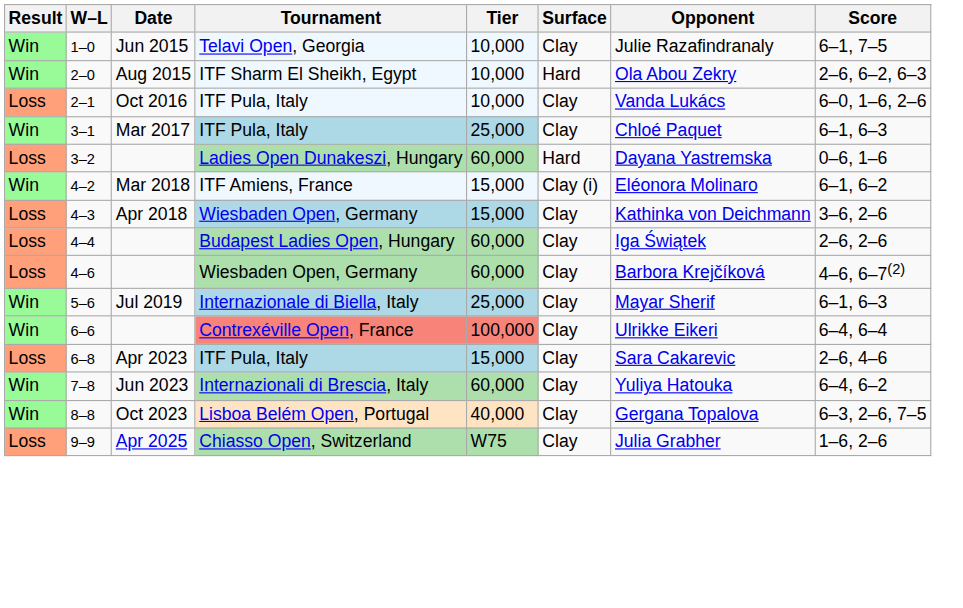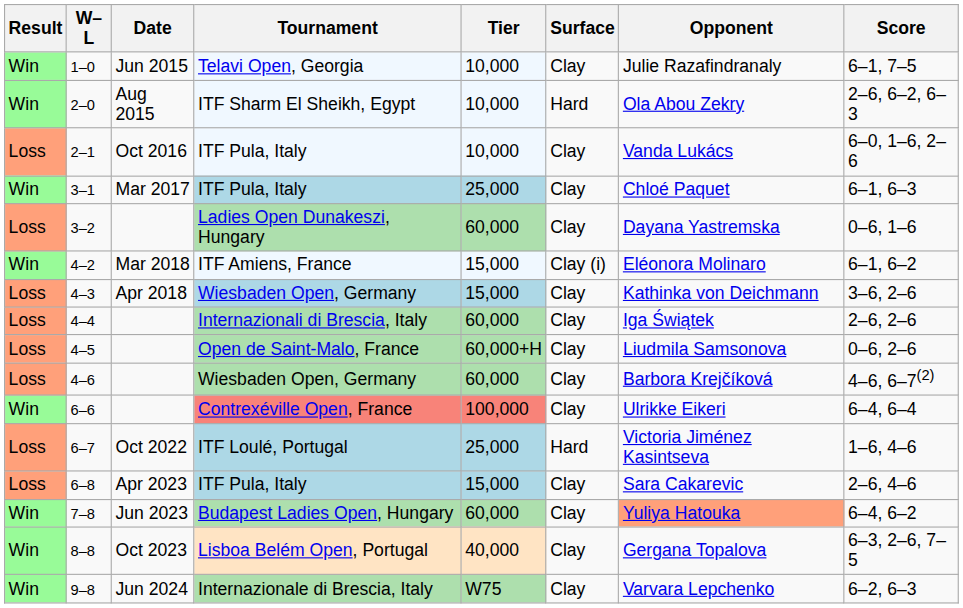(561, 158) Hard -> (568, 227) Clay
(327, 241) Budapest Ladies Open, Hungary -> (312, 320) Internazionali di Brescia, Italy
+ row: (83, 349)
- row: (83, 303)
+ row: (83, 448)
(314, 386) Internazionali di Brescia, Italy -> (326, 512) Budapest Ladies Open, Hungary
(674, 386) no background -> (682, 512) lightsalmon background
+ row: (83, 589)
- row: (83, 443)
